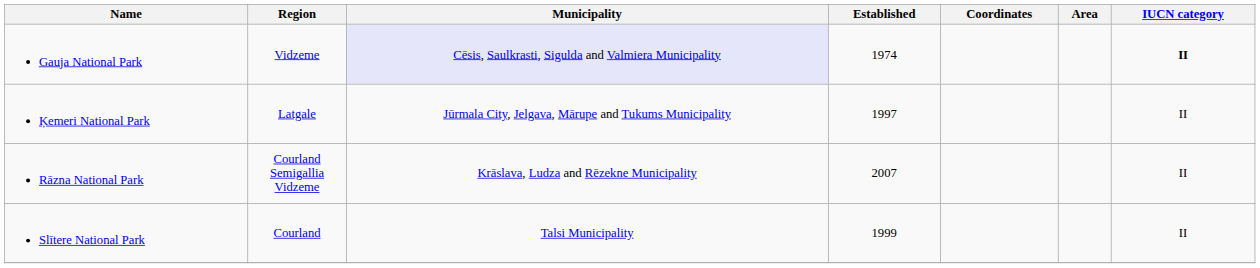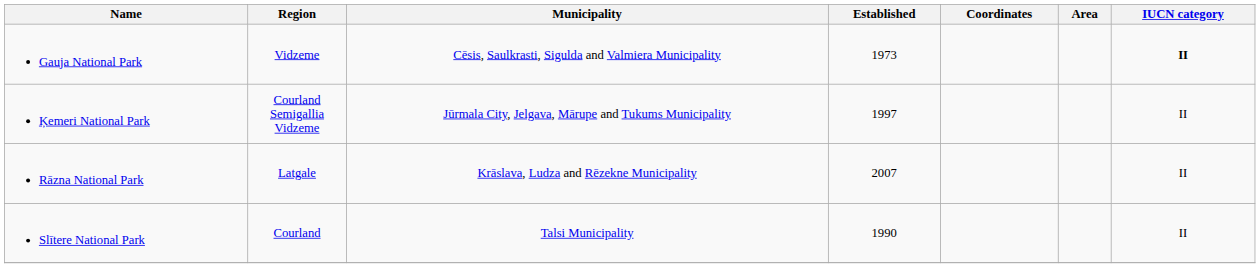(587, 54) lavender background -> (587, 54) no background
(884, 54) 1974 -> (884, 54) 1973
(297, 113) Latgale -> (297, 113) Courland Semigallia Vidzeme
(297, 173) Courland Semigallia Vidzeme -> (297, 173) Latgale
(884, 232) 1999 -> (884, 232) 1990
